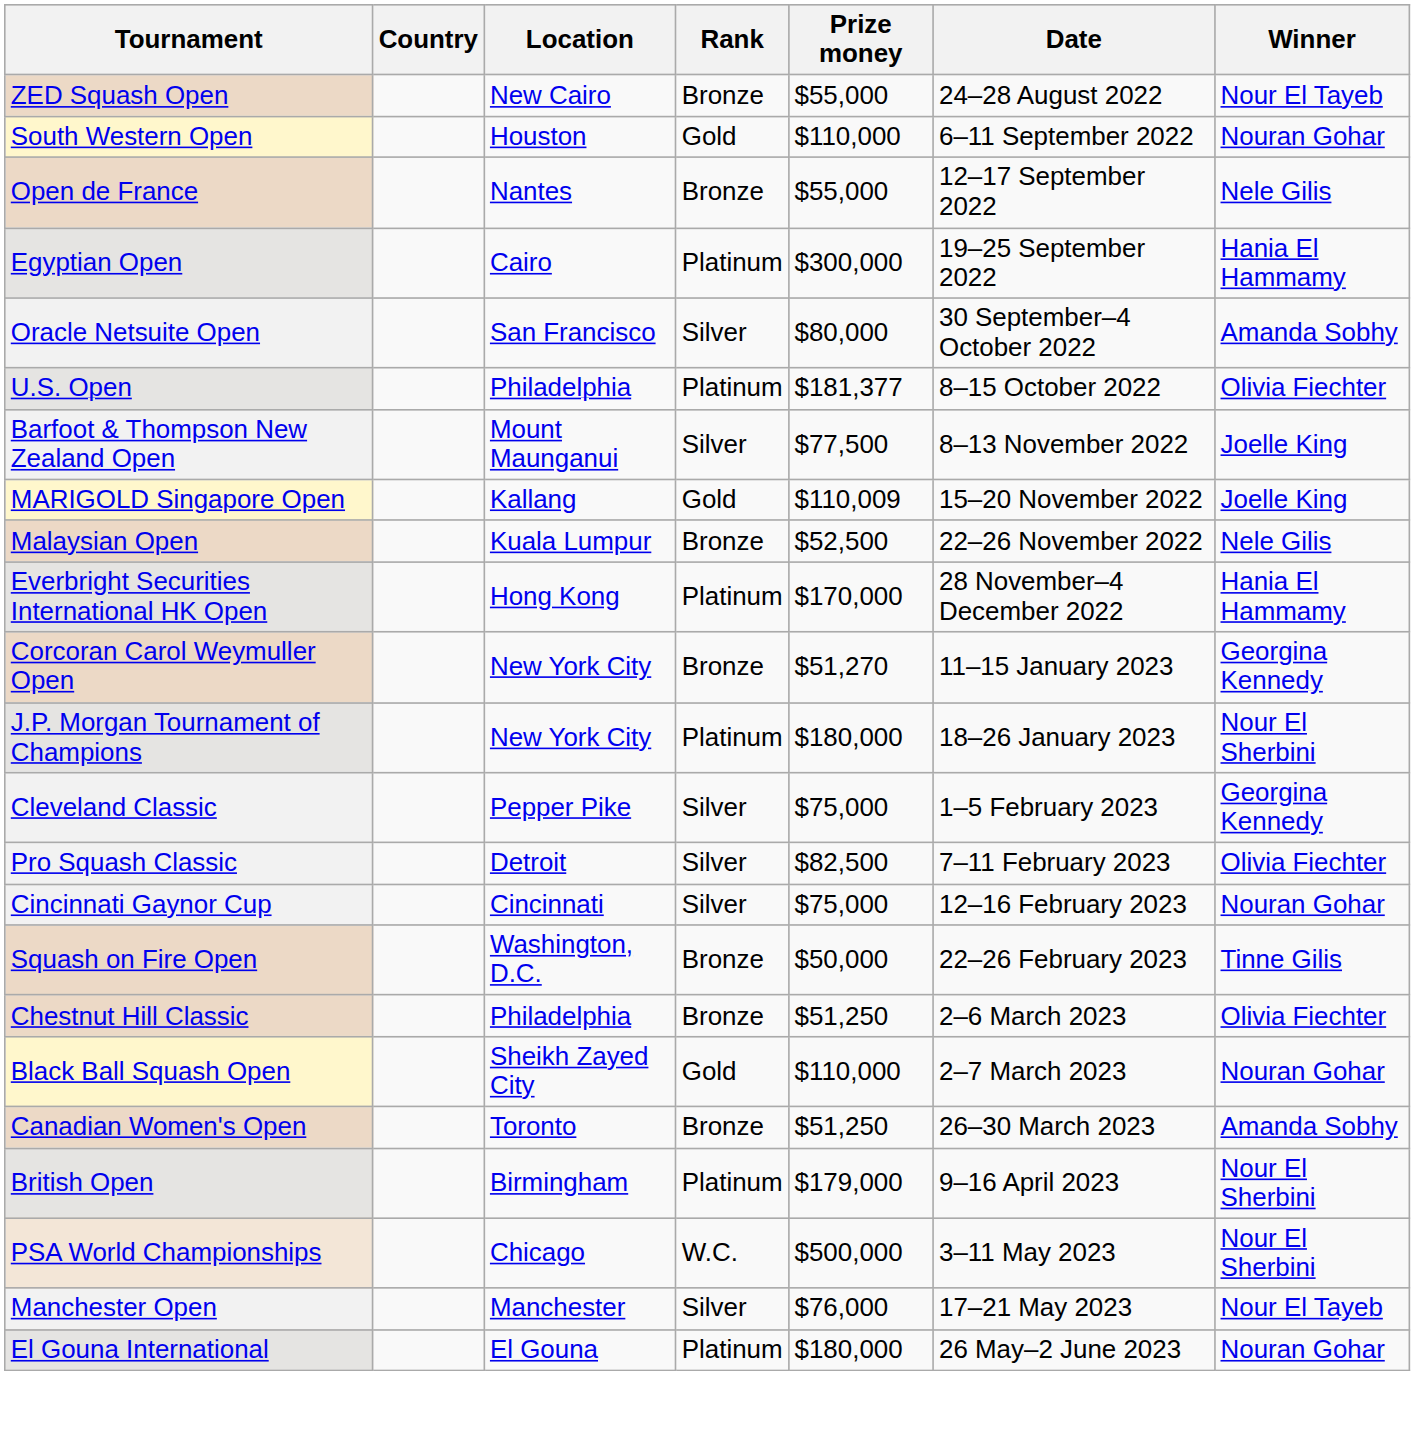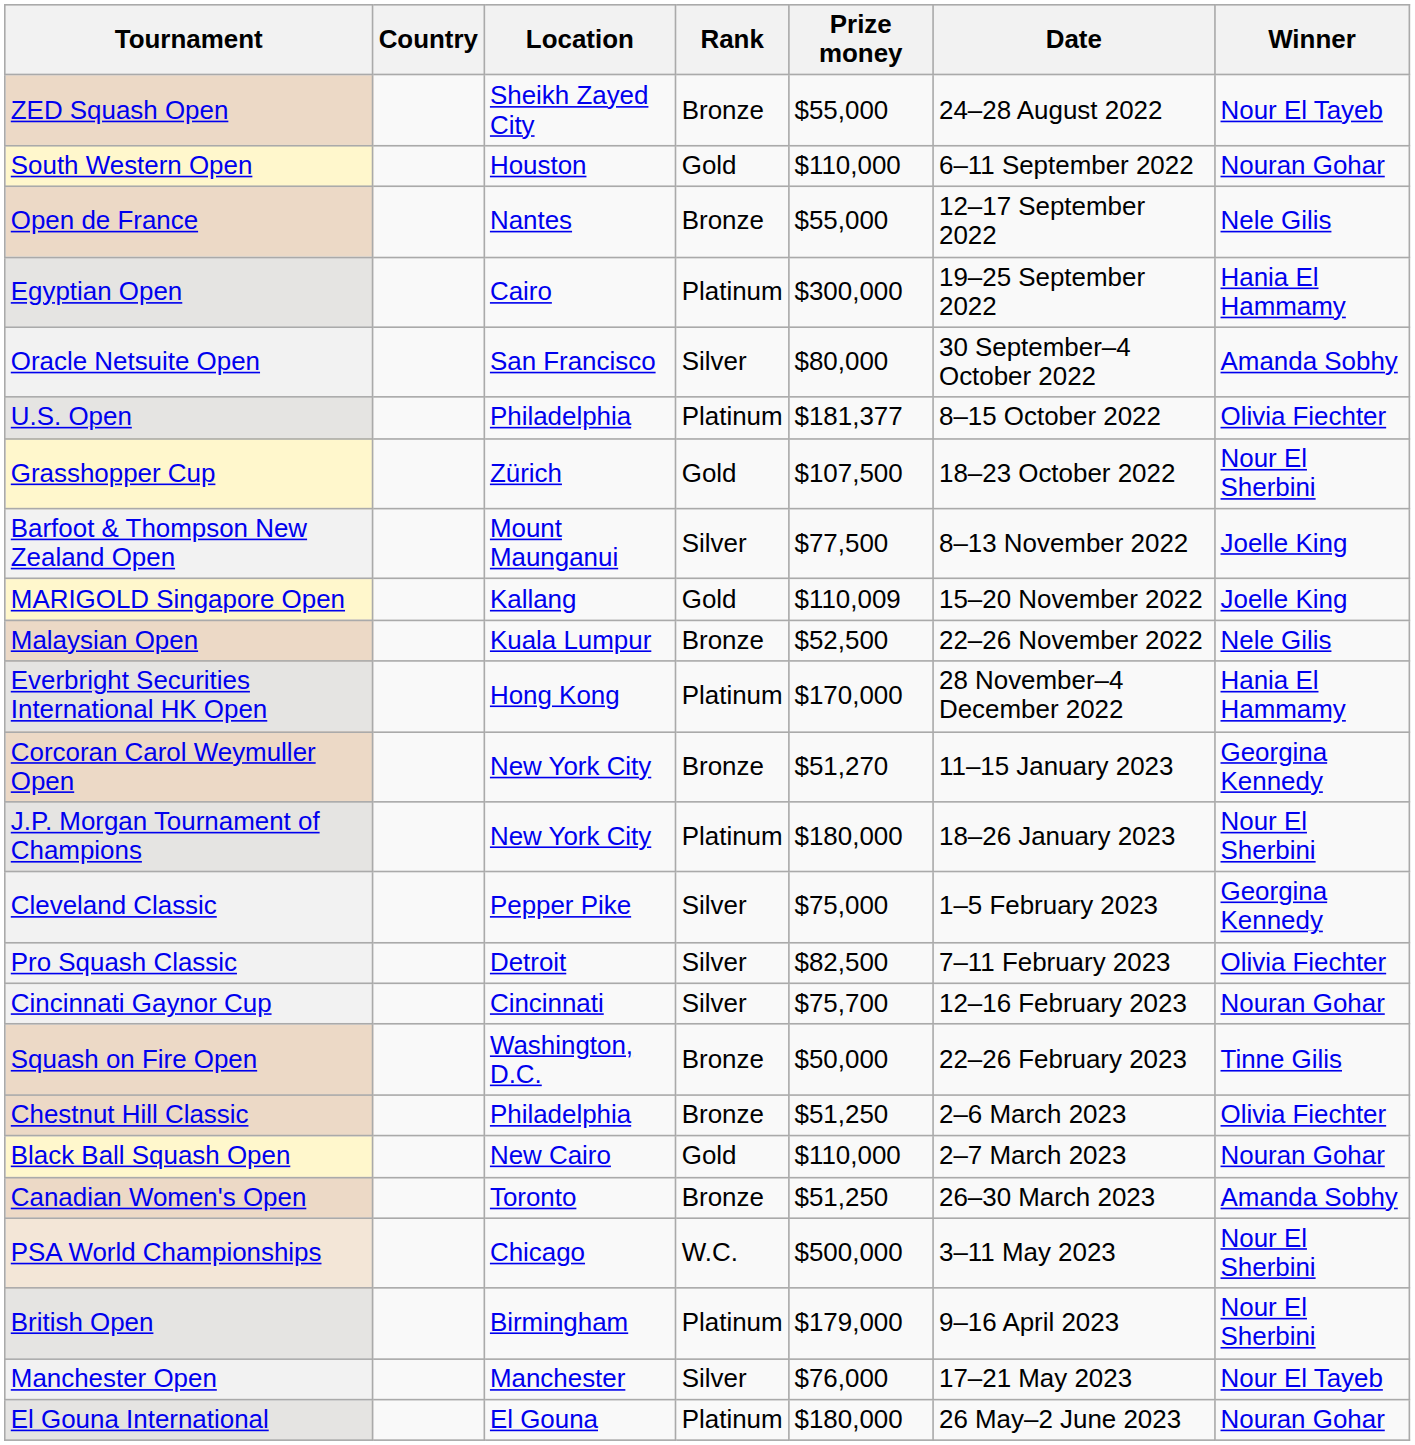(550, 95) New Cairo -> (569, 109) Sheikh Zayed City
+ row: (113, 473)
(841, 904) $75,000 -> (841, 1003) $75,700
(569, 1071) Sheikh Zayed City -> (550, 1156) New Cairo
rows swapped: (82, 1182) <-> (166, 1252)
